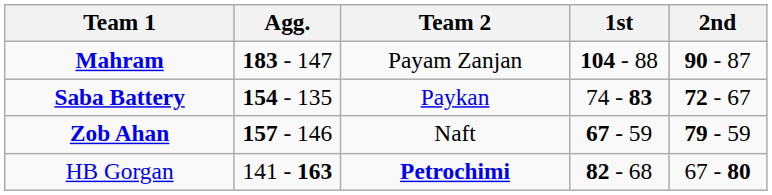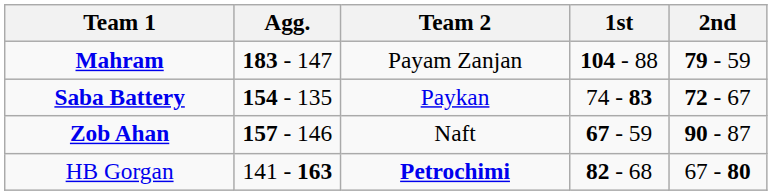(717, 60) 90 - 87 -> (717, 60) 79 - 59
(717, 134) 79 - 59 -> (717, 134) 90 - 87
